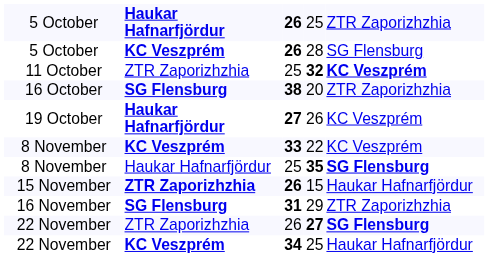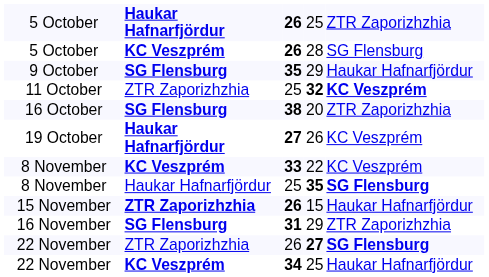+ row: (64, 70)
